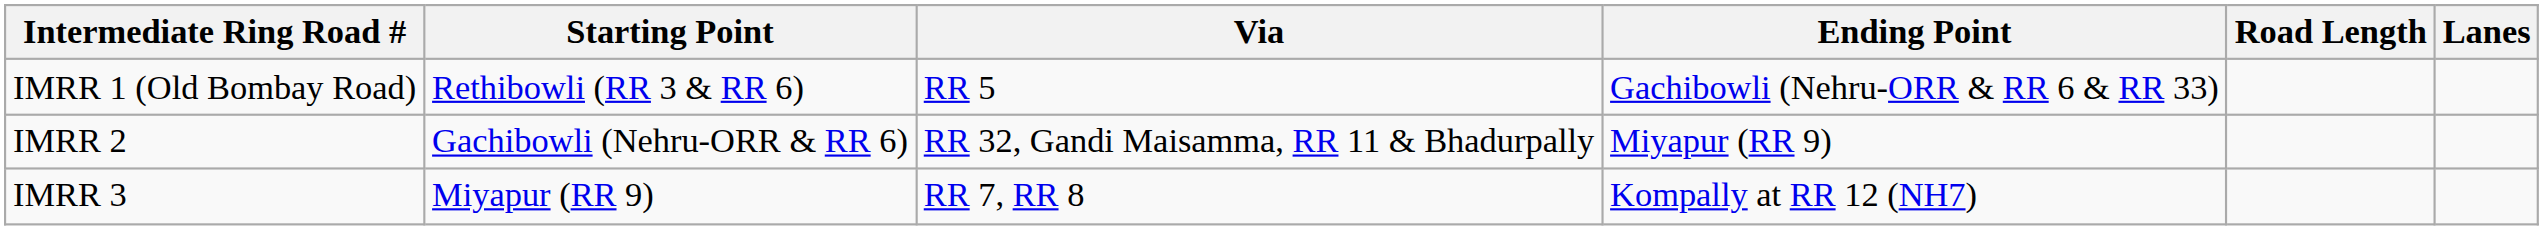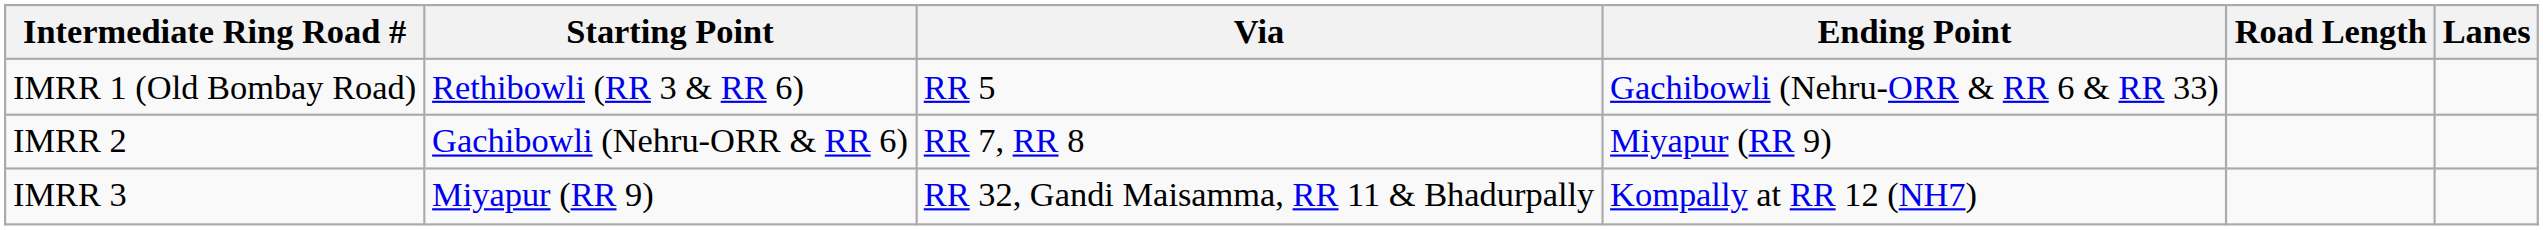(1259, 140) RR 32, Gandi Maisamma, RR 11 & Bhadurpally -> (1004, 140) RR 7, RR 8
(1004, 195) RR 7, RR 8 -> (1259, 195) RR 32, Gandi Maisamma, RR 11 & Bhadurpally
